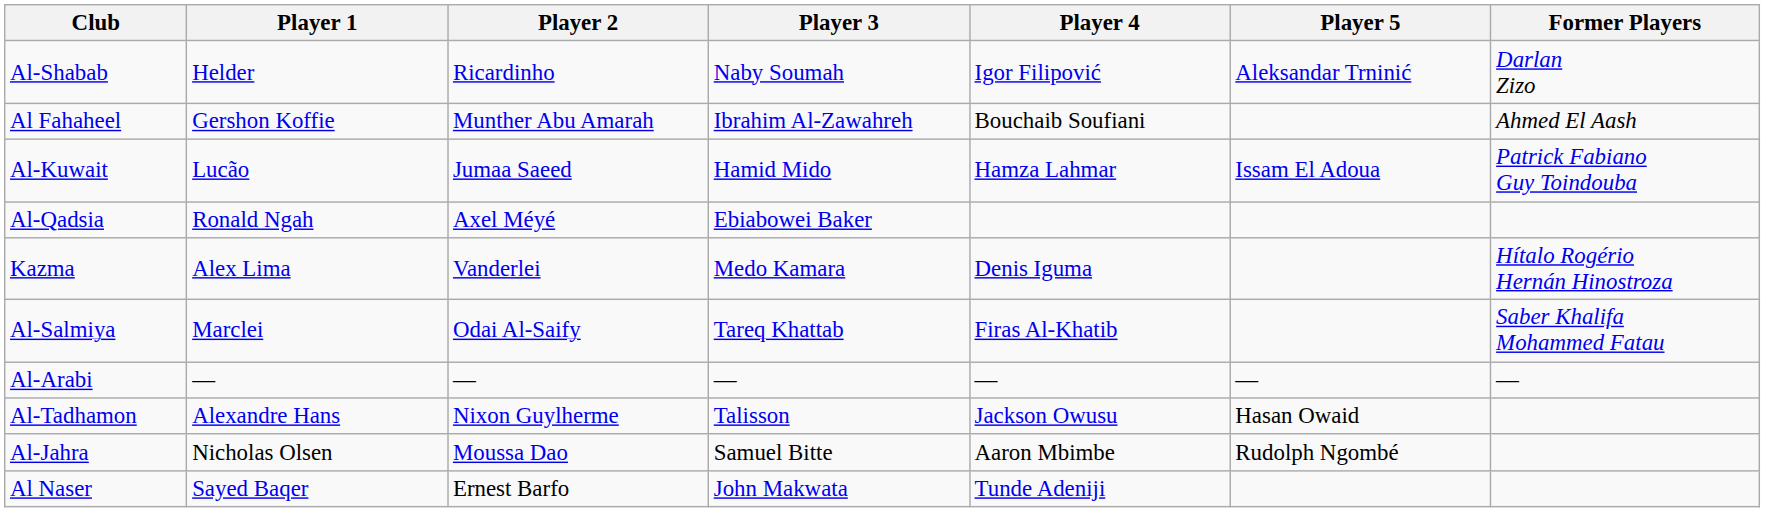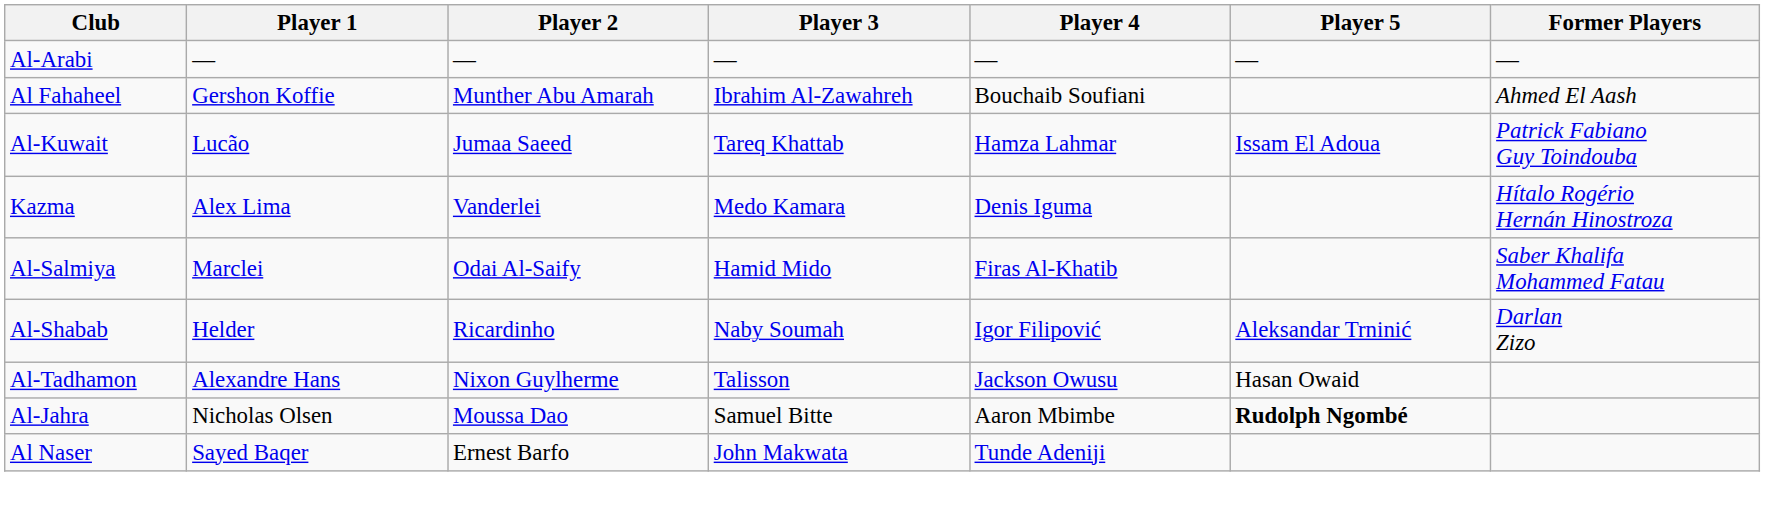rows swapped: (51, 379) <-> (59, 71)
(773, 170) Hamid Mido -> (779, 144) Tareq Khattab
- row: (57, 219)
(779, 330) Tareq Khattab -> (773, 268) Hamid Mido
(1317, 452) normal -> (1321, 415) bold
